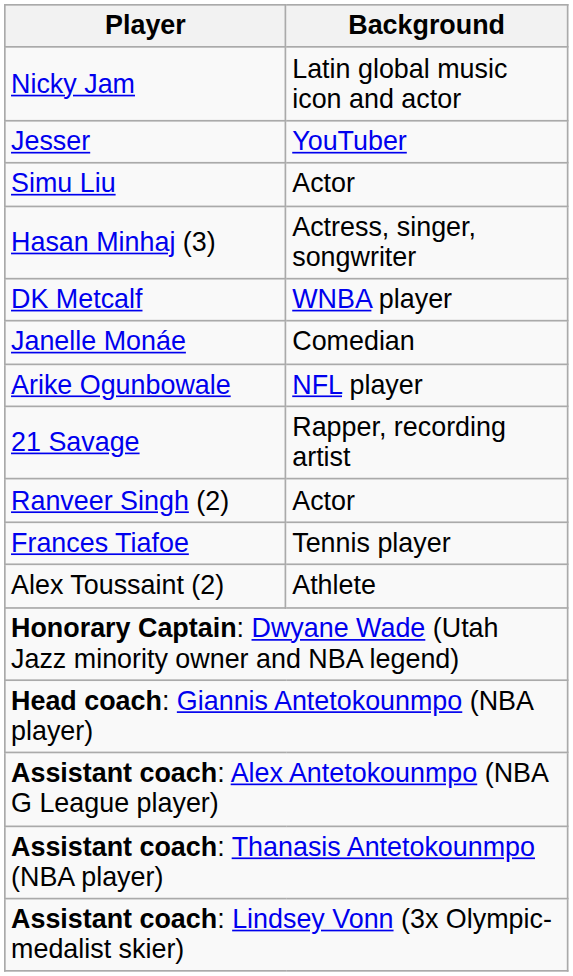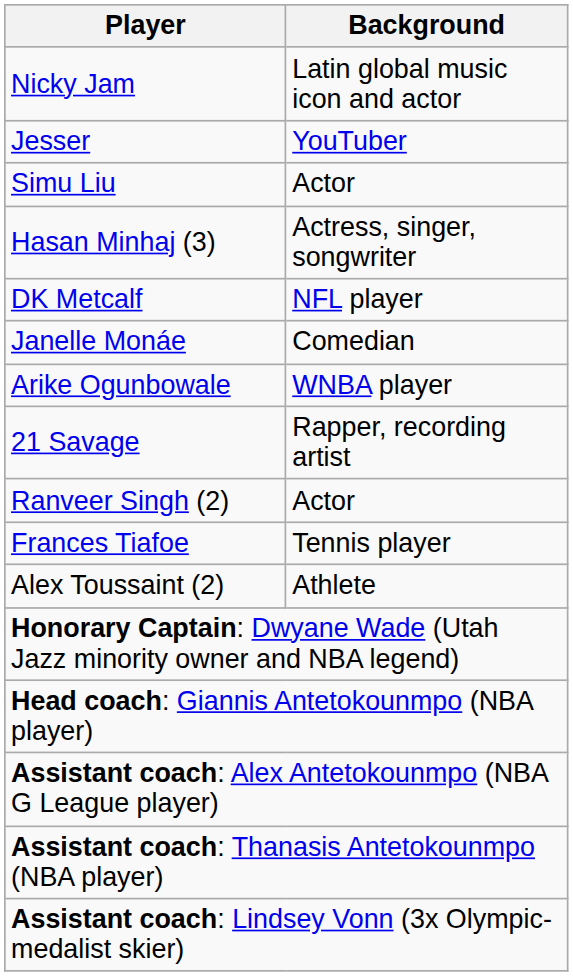(372, 299) WNBA player -> (357, 299) NFL player
(357, 384) NFL player -> (372, 384) WNBA player
